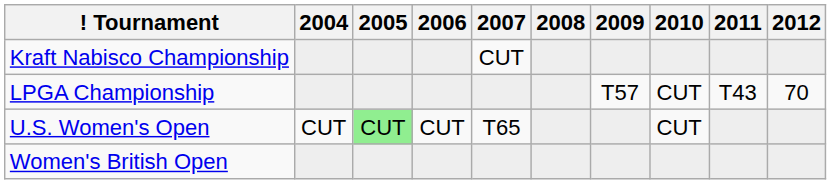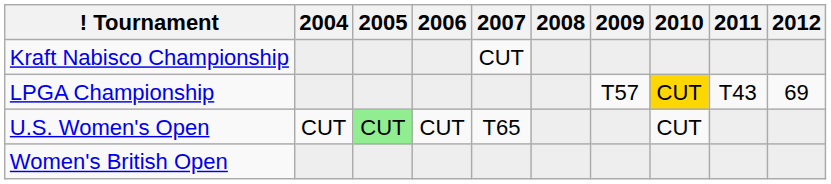(679, 92) no background -> (679, 92) gold background
(796, 92) 70 -> (796, 92) 69
